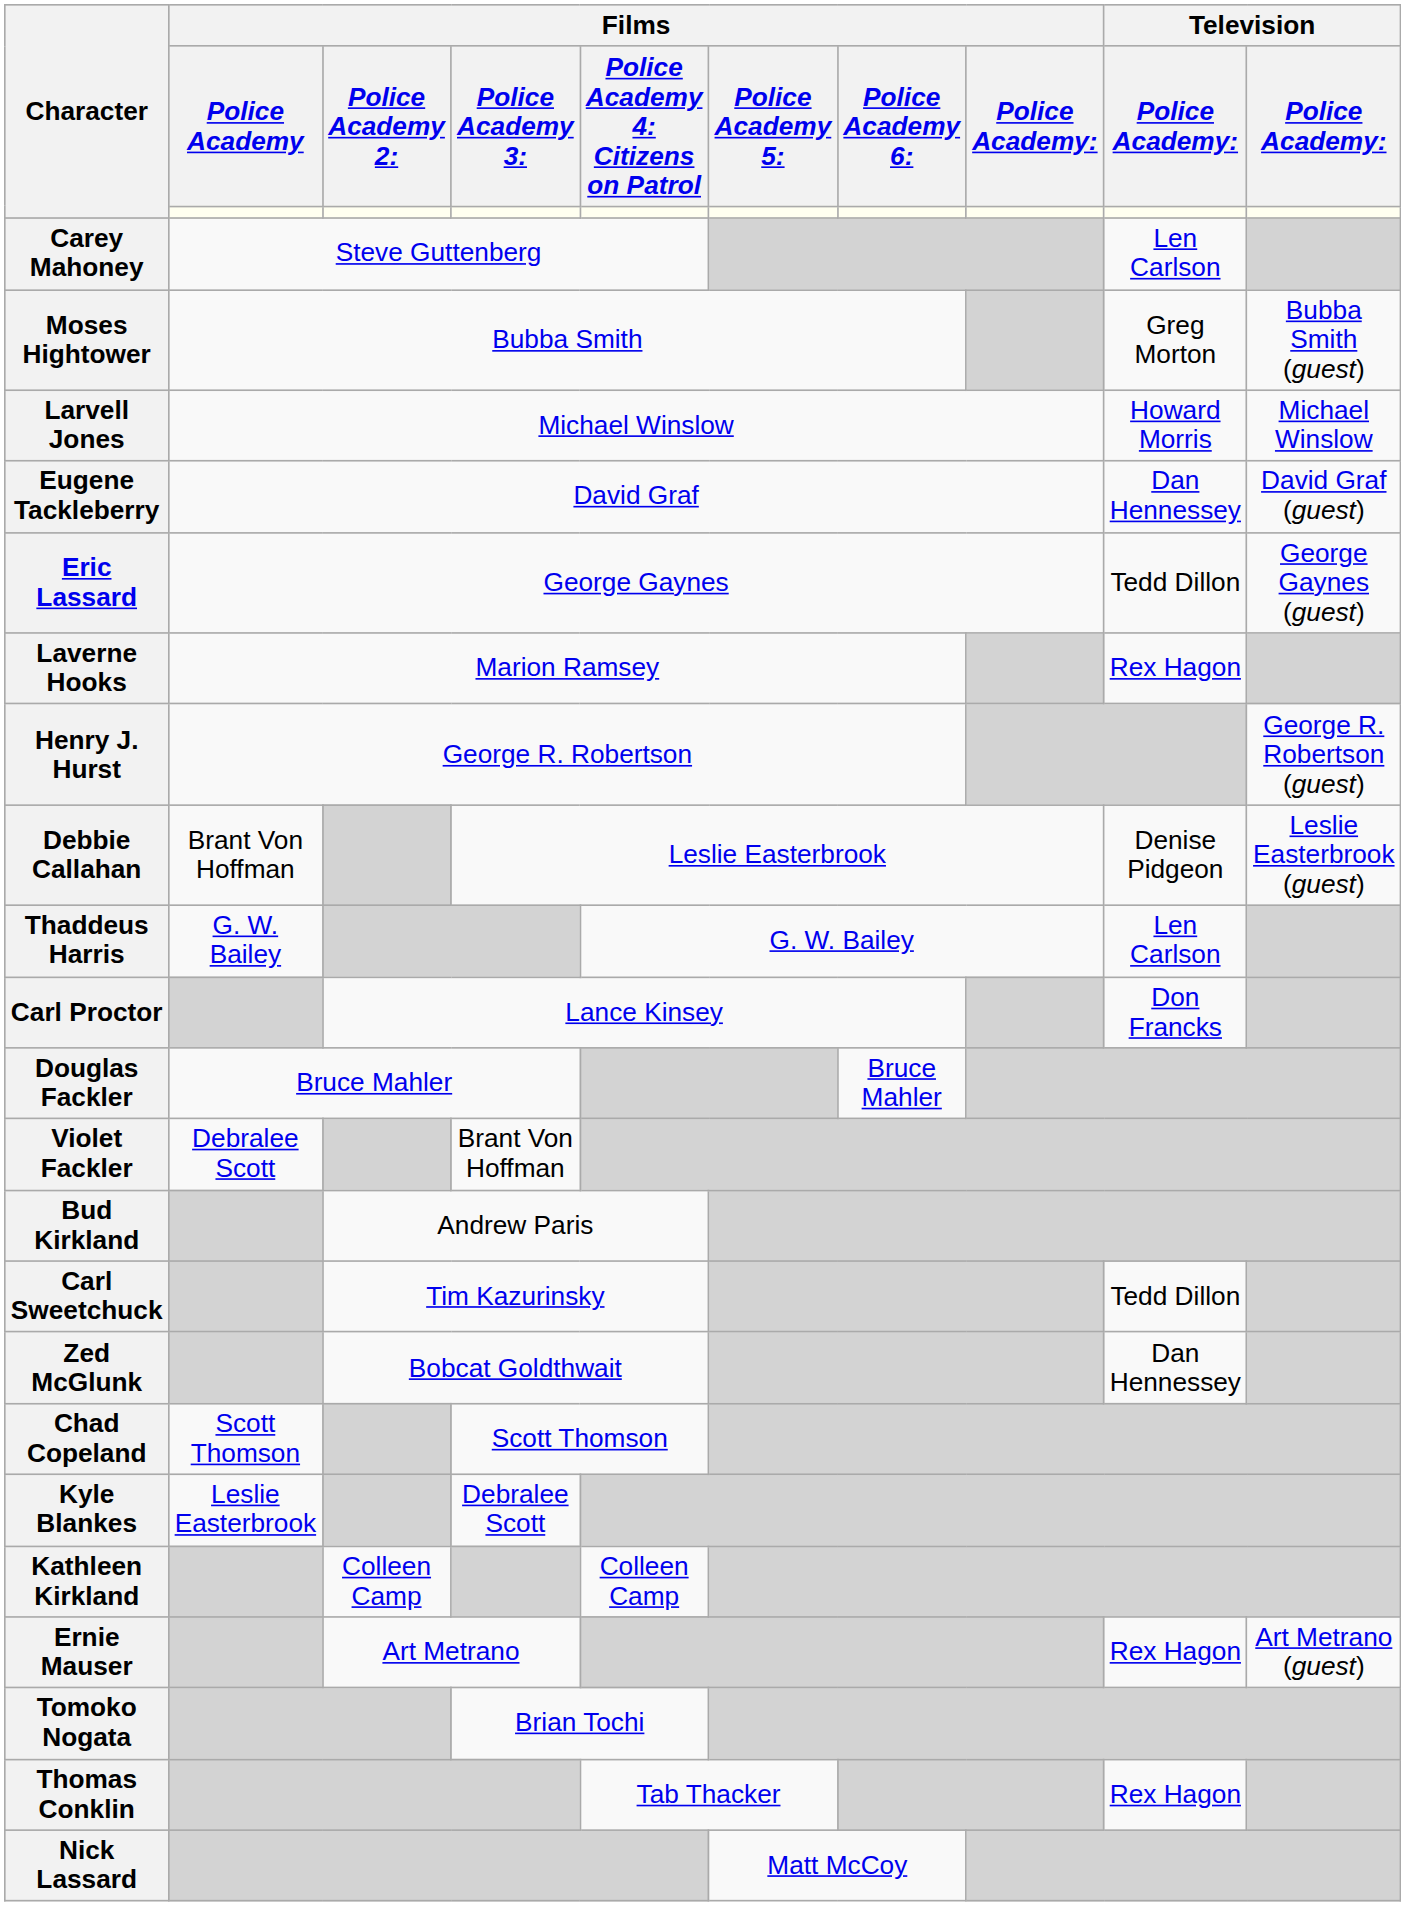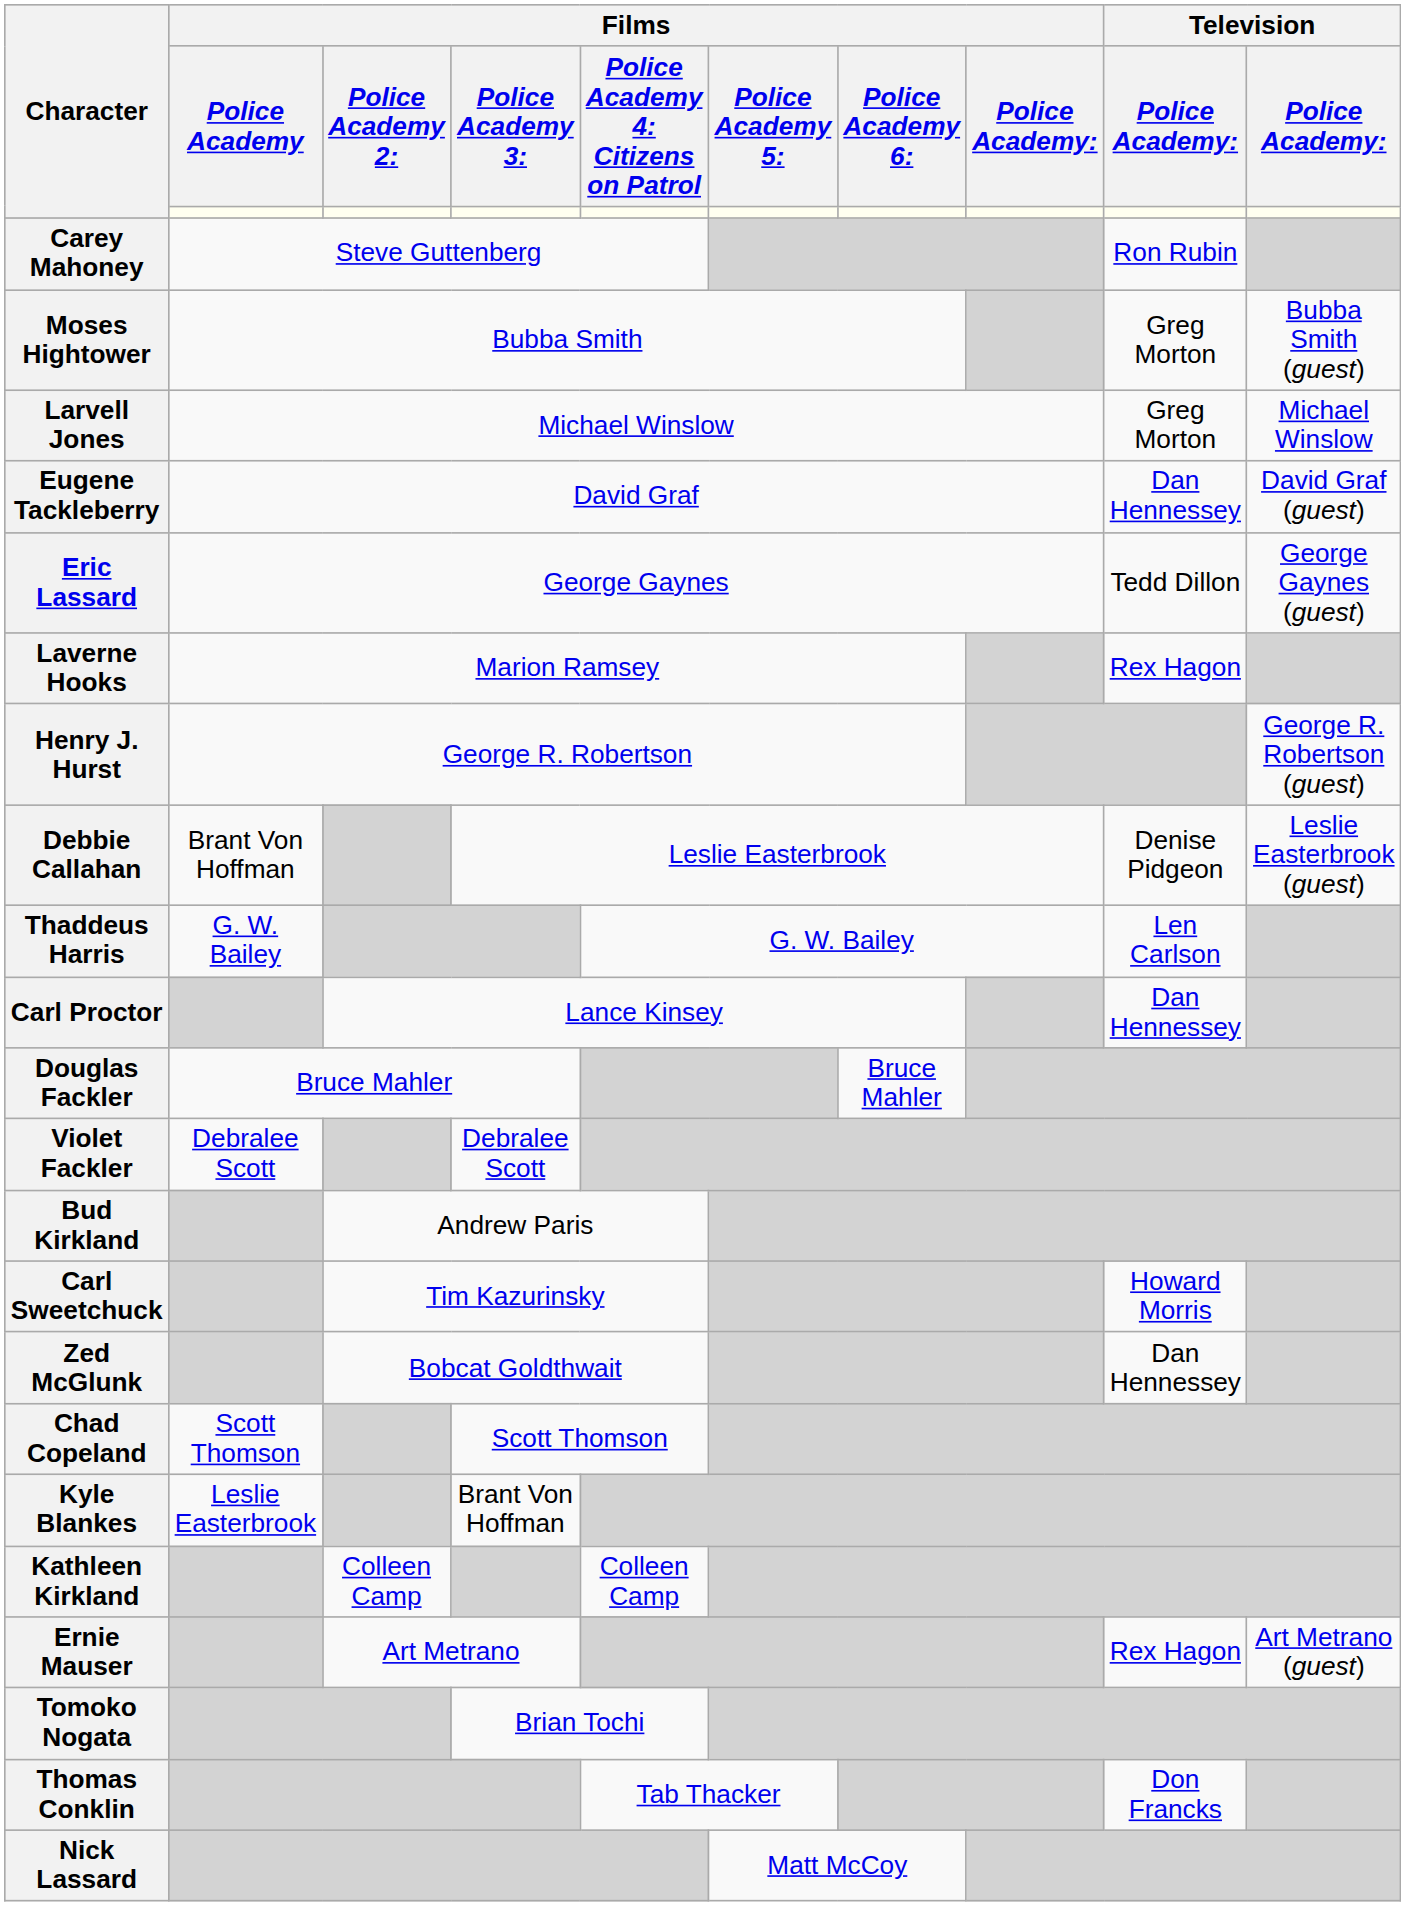(1175, 253) Len Carlson -> (1175, 253) Ron Rubin
(1175, 425) Howard Morris -> (1175, 425) Greg Morton
(1175, 1011) Don Francks -> (1175, 1011) Dan Hennessey
(515, 1154) Brant Von Hoffman -> (515, 1154) Debralee Scott
(1175, 1296) Tedd Dillon -> (1175, 1296) Howard Morris
(515, 1509) Debralee Scott -> (515, 1509) Brant Von Hoffman
(1175, 1794) Rex Hagon -> (1175, 1794) Don Francks
